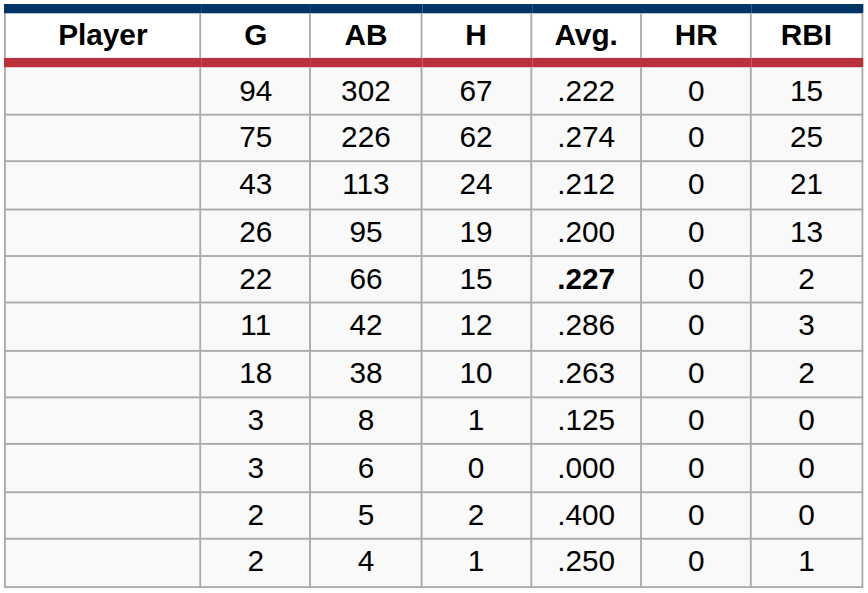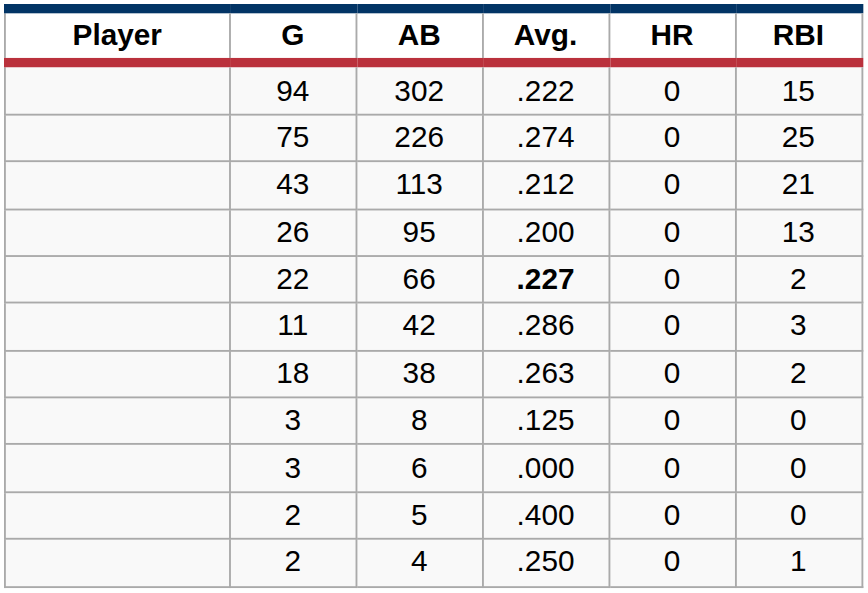- column: (476, 35)
